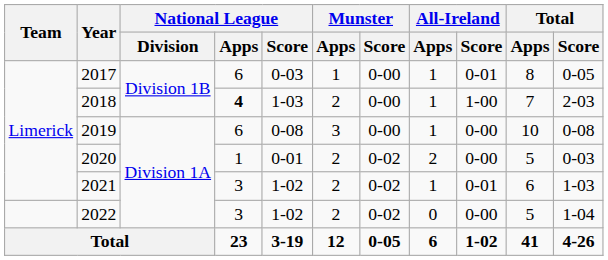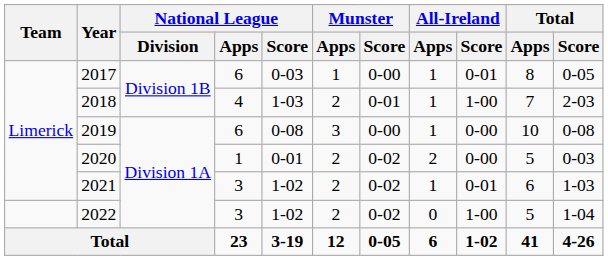(239, 102) bold -> (239, 102) normal
(384, 102) 0-00 -> (384, 102) 0-01
(481, 213) 0-00 -> (481, 213) 1-00
